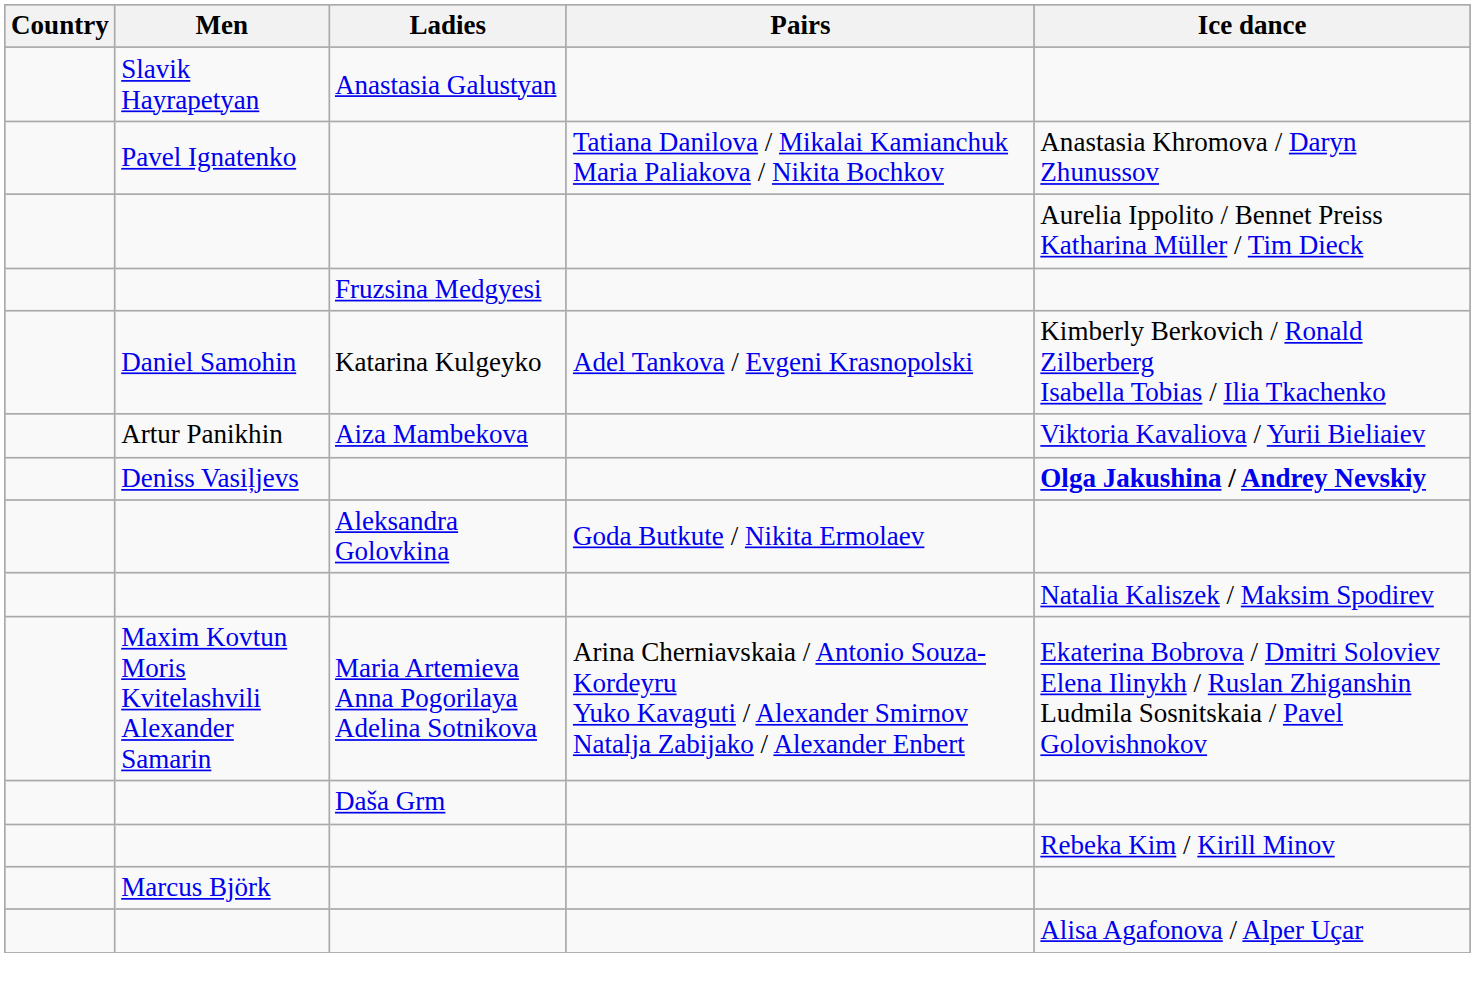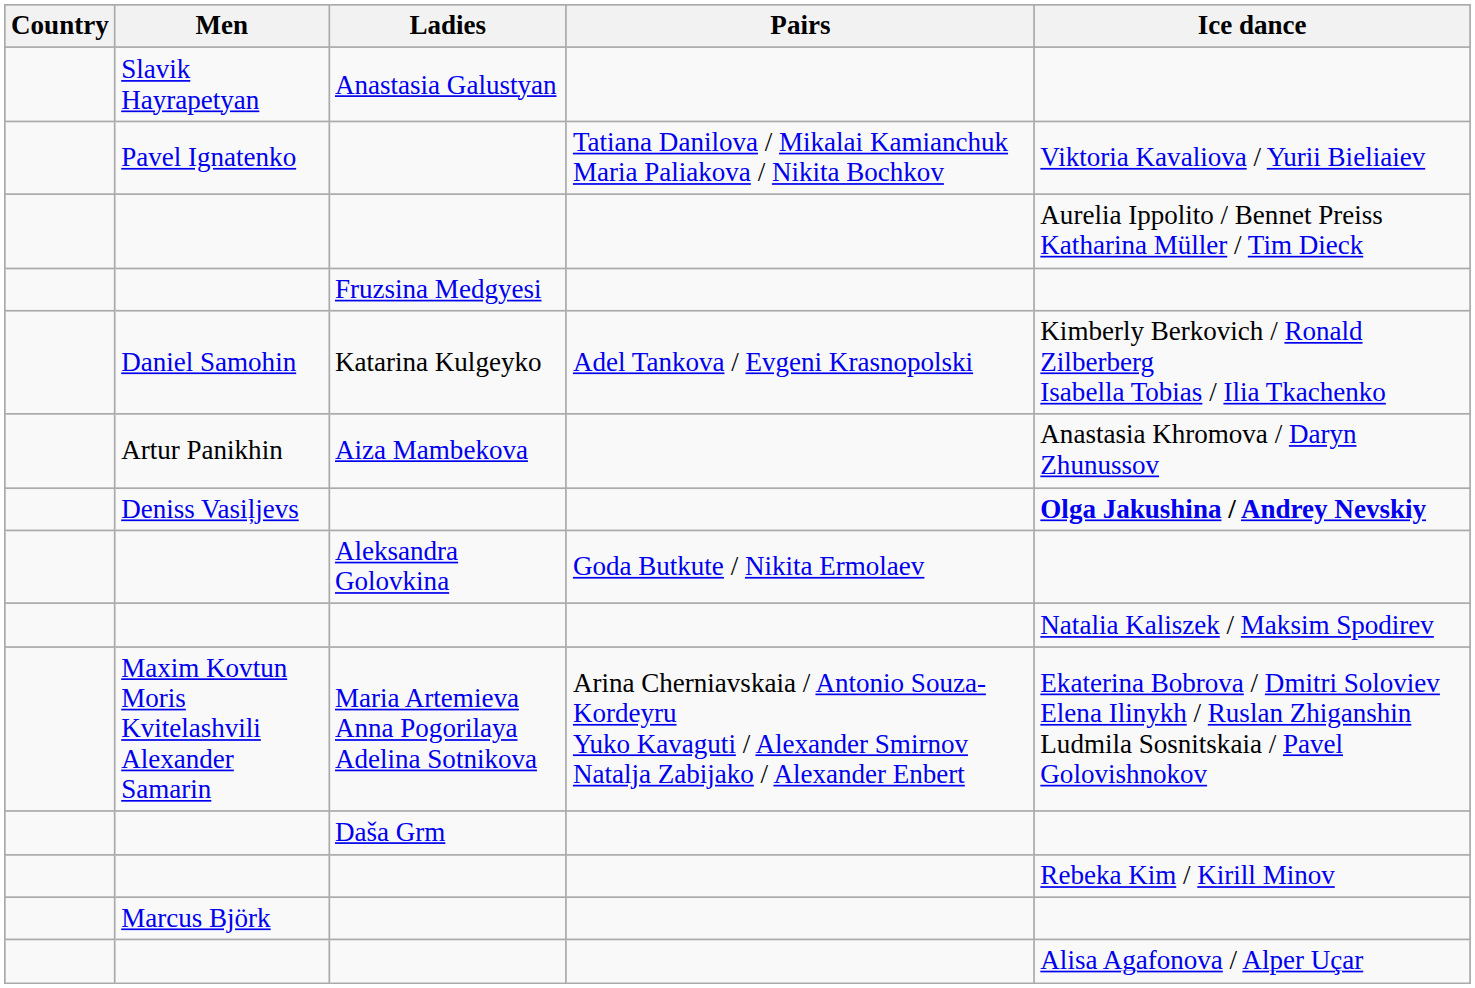(1198, 157) Anastasia Khromova / Daryn Zhunussov -> (1233, 157) Viktoria Kavaliova / Yurii Bieliaiev
(1233, 435) Viktoria Kavaliova / Yurii Bieliaiev -> (1198, 450) Anastasia Khromova / Daryn Zhunussov
